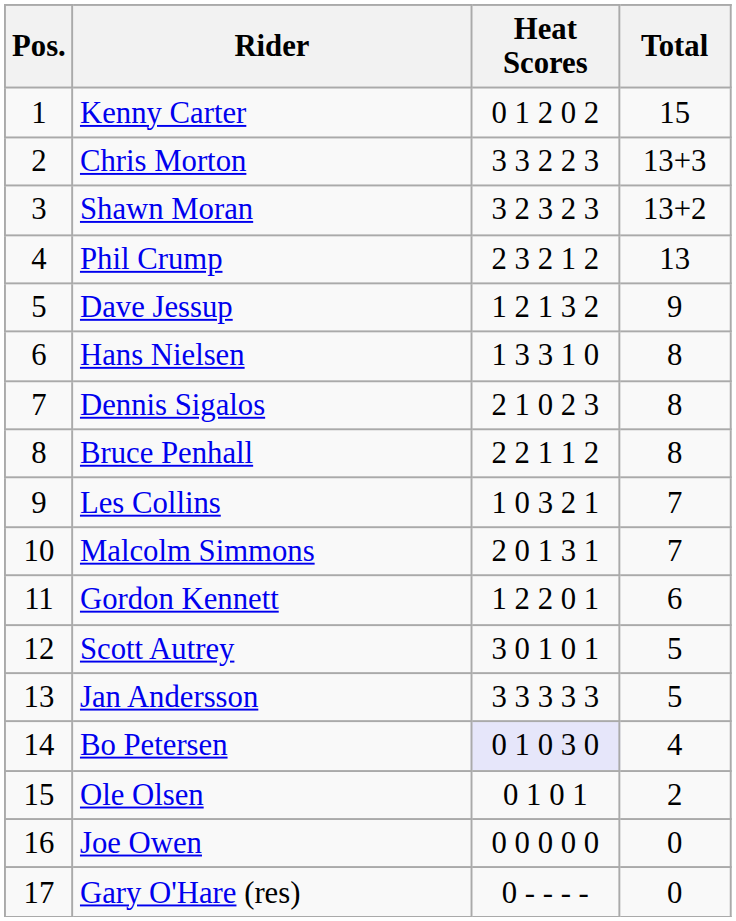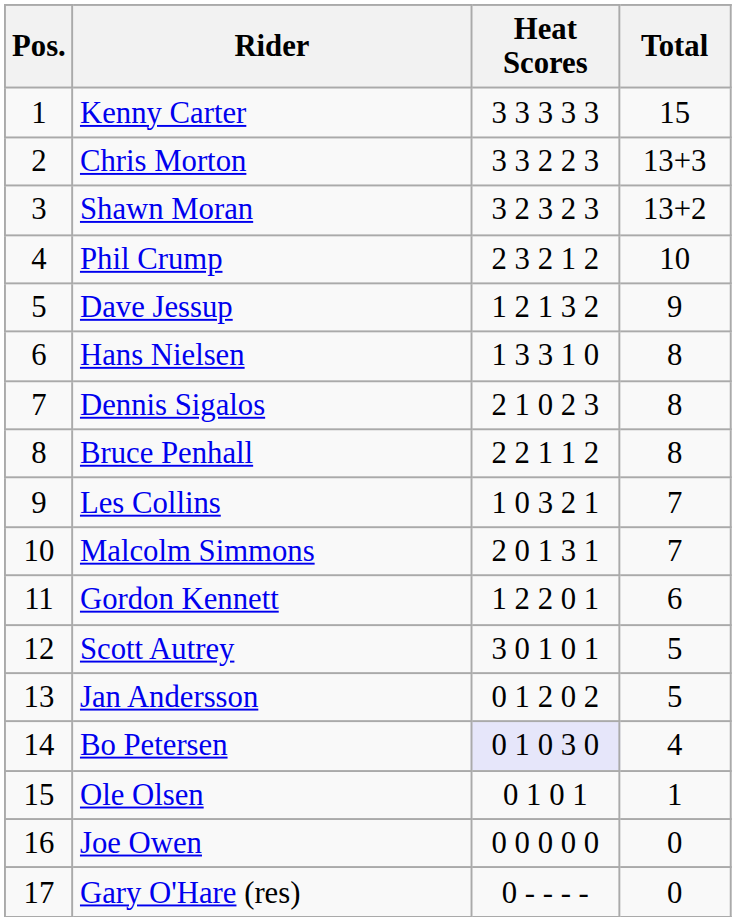(545, 112) 0 1 2 0 2 -> (545, 112) 3 3 3 3 3
(675, 258) 13 -> (675, 258) 10
(545, 696) 3 3 3 3 3 -> (545, 696) 0 1 2 0 2
(675, 794) 2 -> (675, 794) 1
